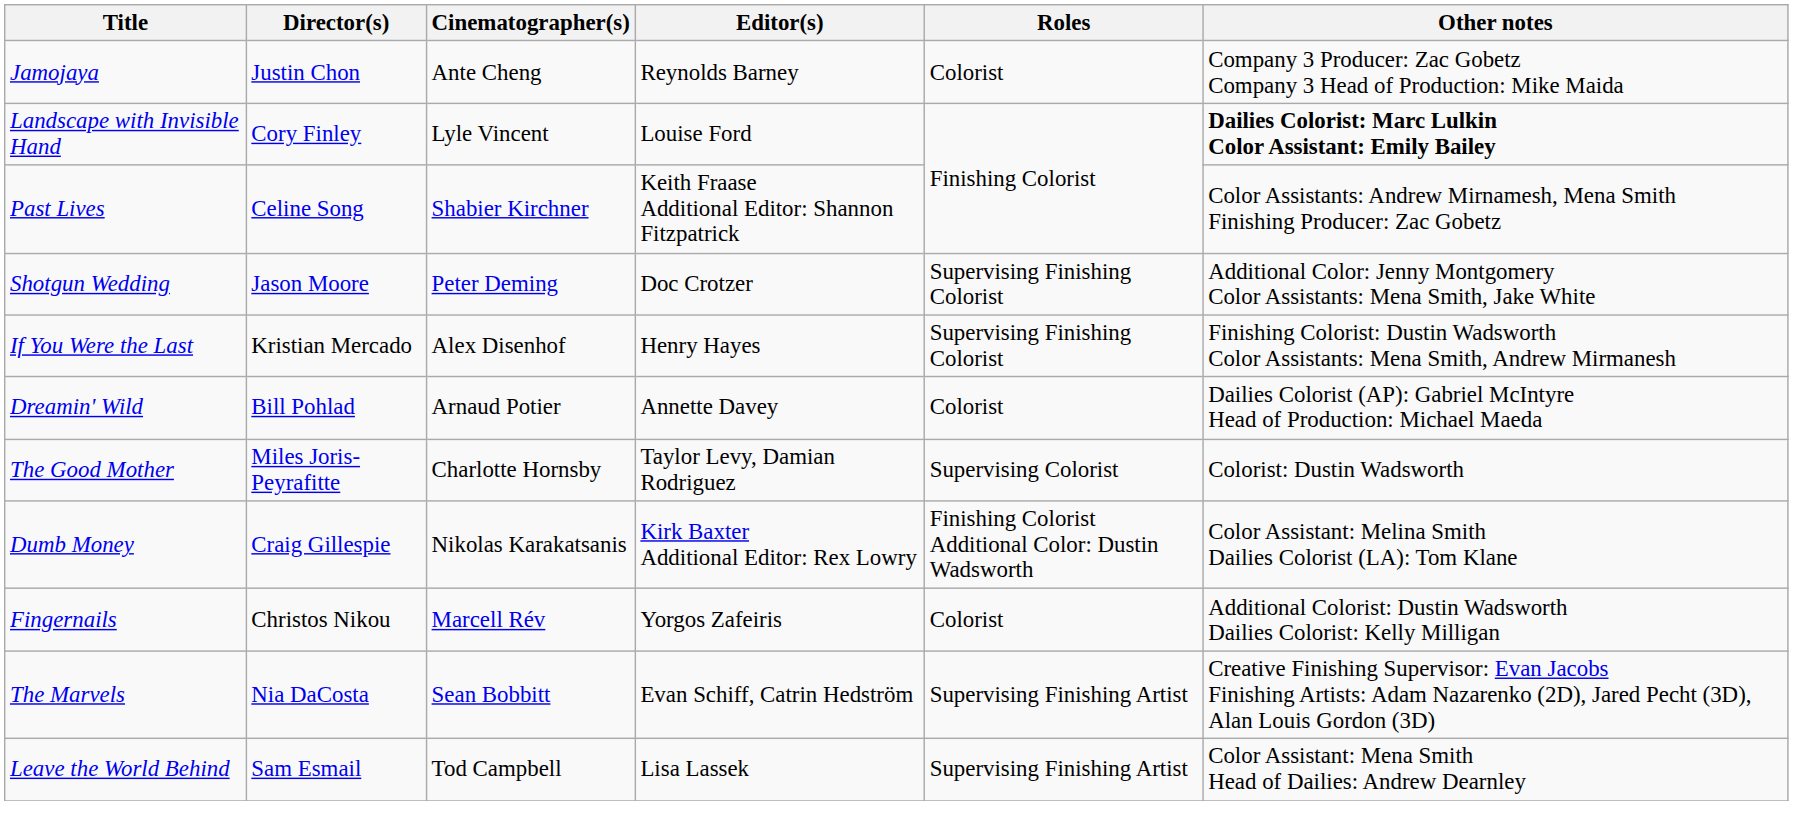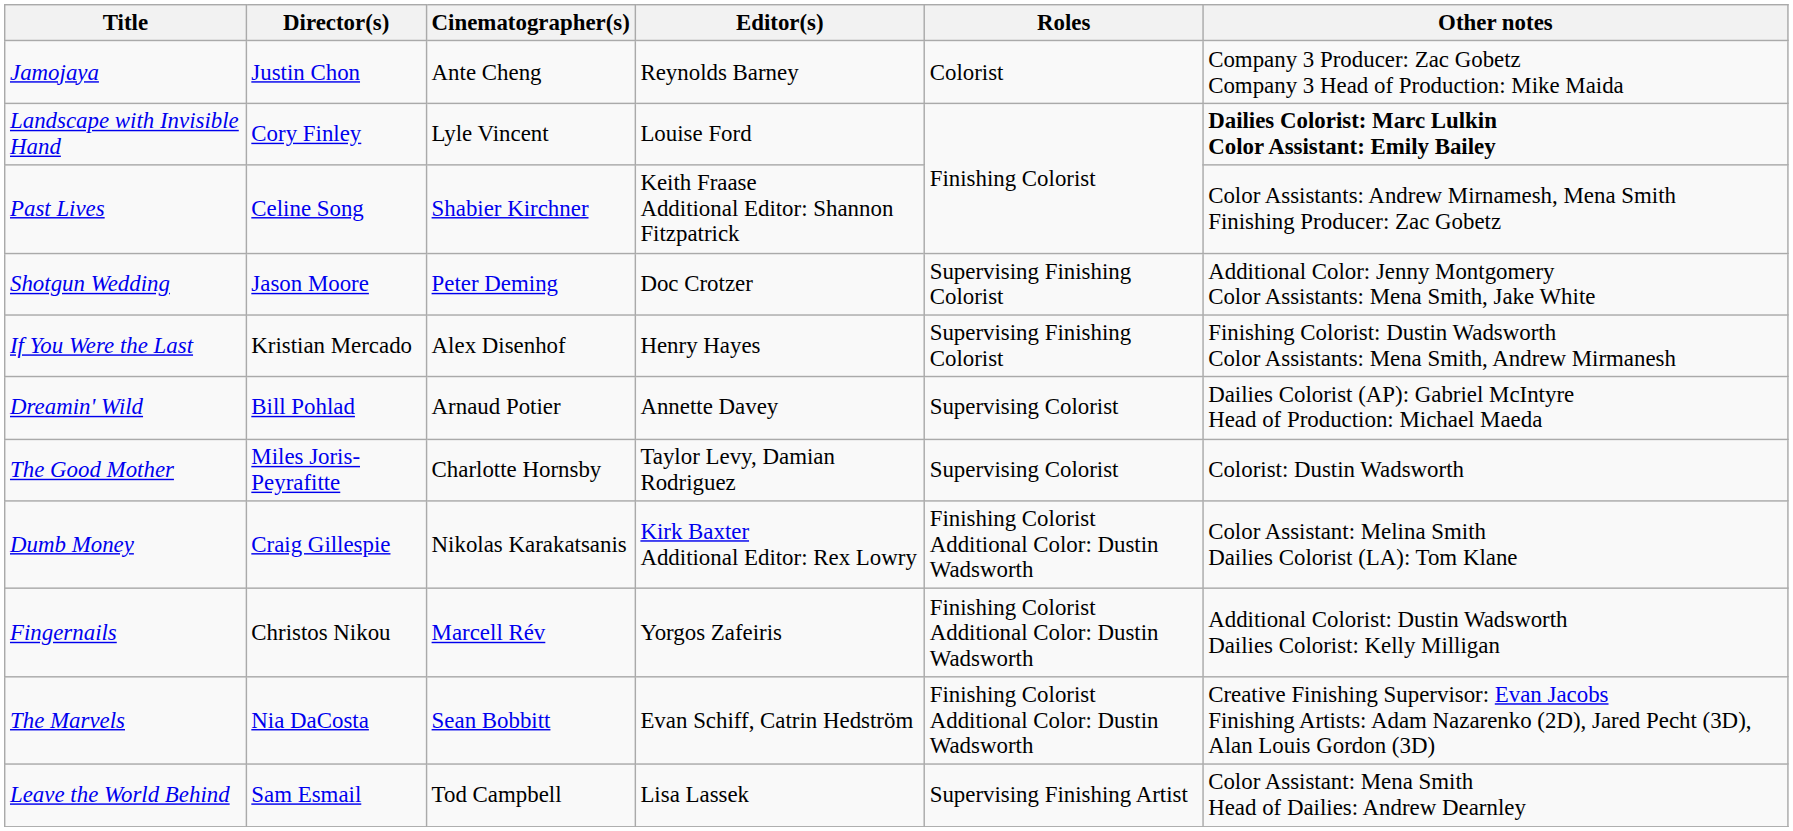(967, 407) Colorist -> (1024, 407) Supervising Colorist
(967, 619) Colorist -> (1044, 632) Finishing Colorist Additional Color: Dustin Wadsworth
(1059, 694) Supervising Finishing Artist -> (1044, 720) Finishing Colorist Additional Color: Dustin Wadsworth
